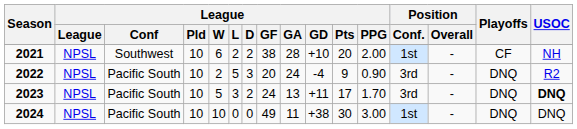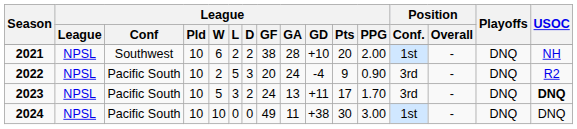(503, 54) CF -> (503, 54) DNQ
